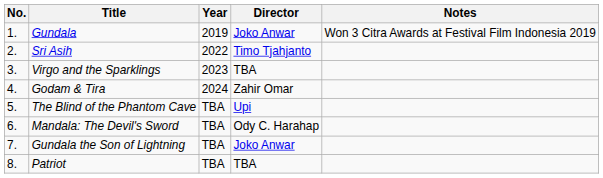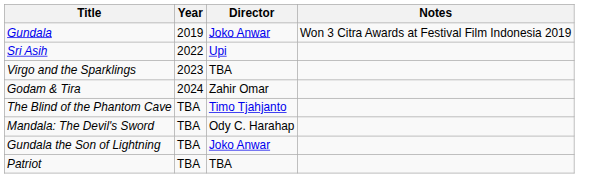- column: (17, 13)
(272, 51) Timo Tjahjanto -> (218, 51) Upi
(242, 107) Upi -> (248, 107) Timo Tjahjanto
